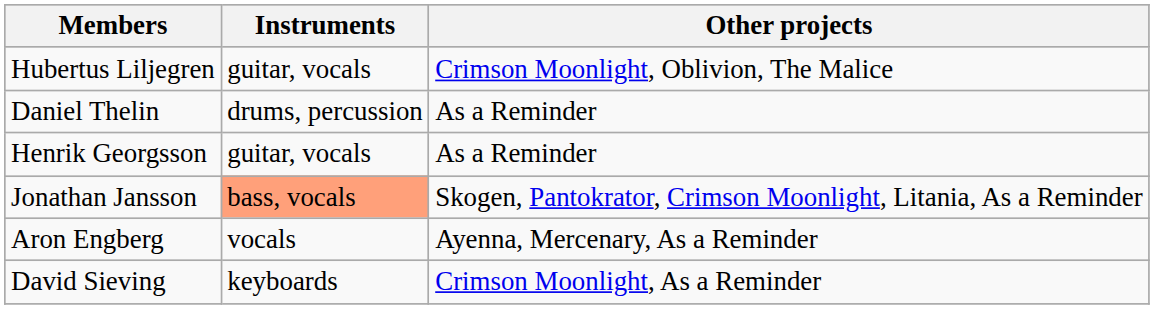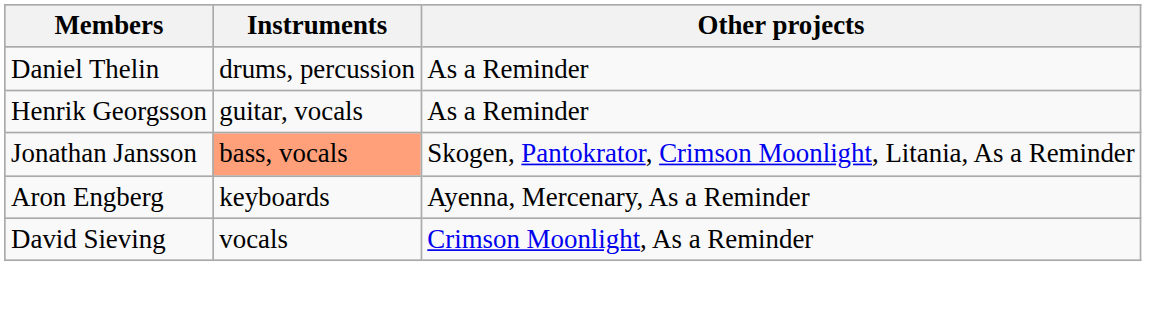- row: (113, 68)
(262, 238) vocals -> (275, 196) keyboards
(282, 281) keyboards -> (254, 238) vocals
